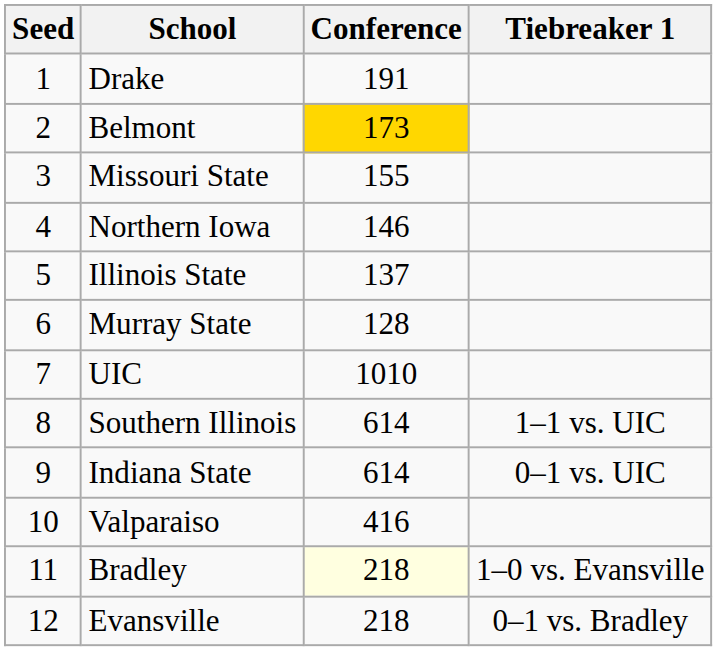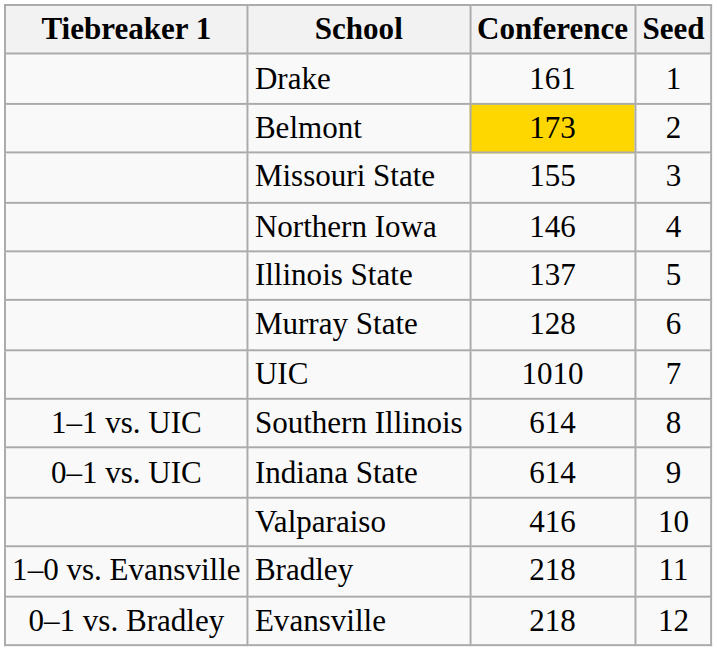columns swapped: (43, 29) <-> (590, 29)
(386, 78) 191 -> (553, 78) 161
(386, 570) lightyellow background -> (553, 570) no background
